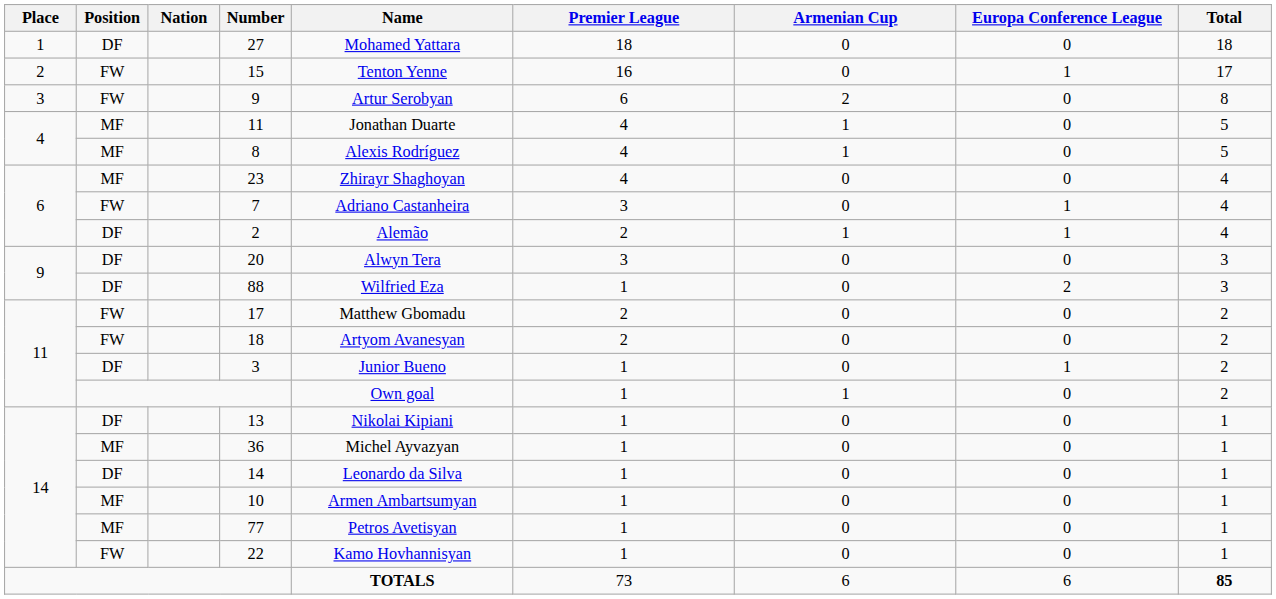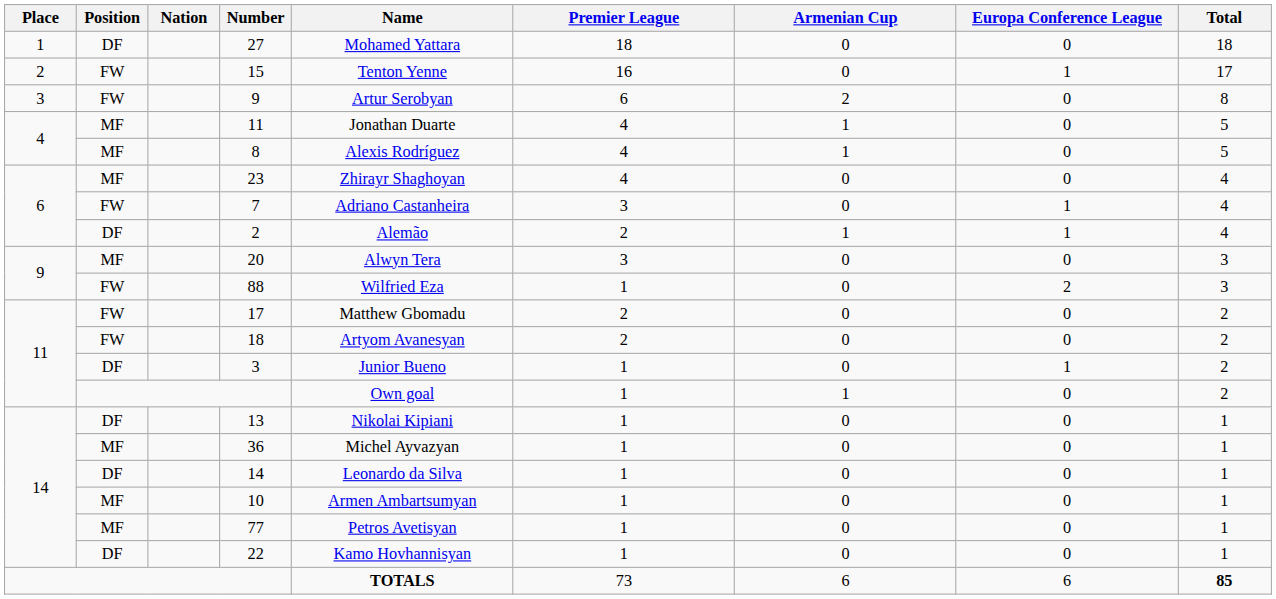(112, 259) DF -> (112, 259) MF
(112, 286) DF -> (112, 286) FW
(112, 554) FW -> (112, 554) DF
